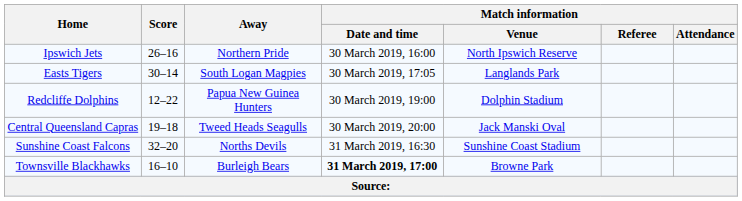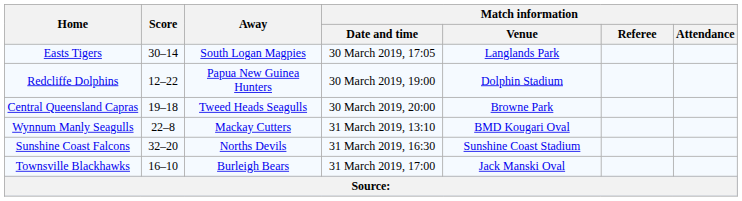- row: (73, 54)
(522, 127) Jack Manski Oval -> (522, 107) Browne Park
+ row: (73, 127)
(382, 166) bold -> (382, 166) normal
(522, 166) Browne Park -> (522, 166) Jack Manski Oval
